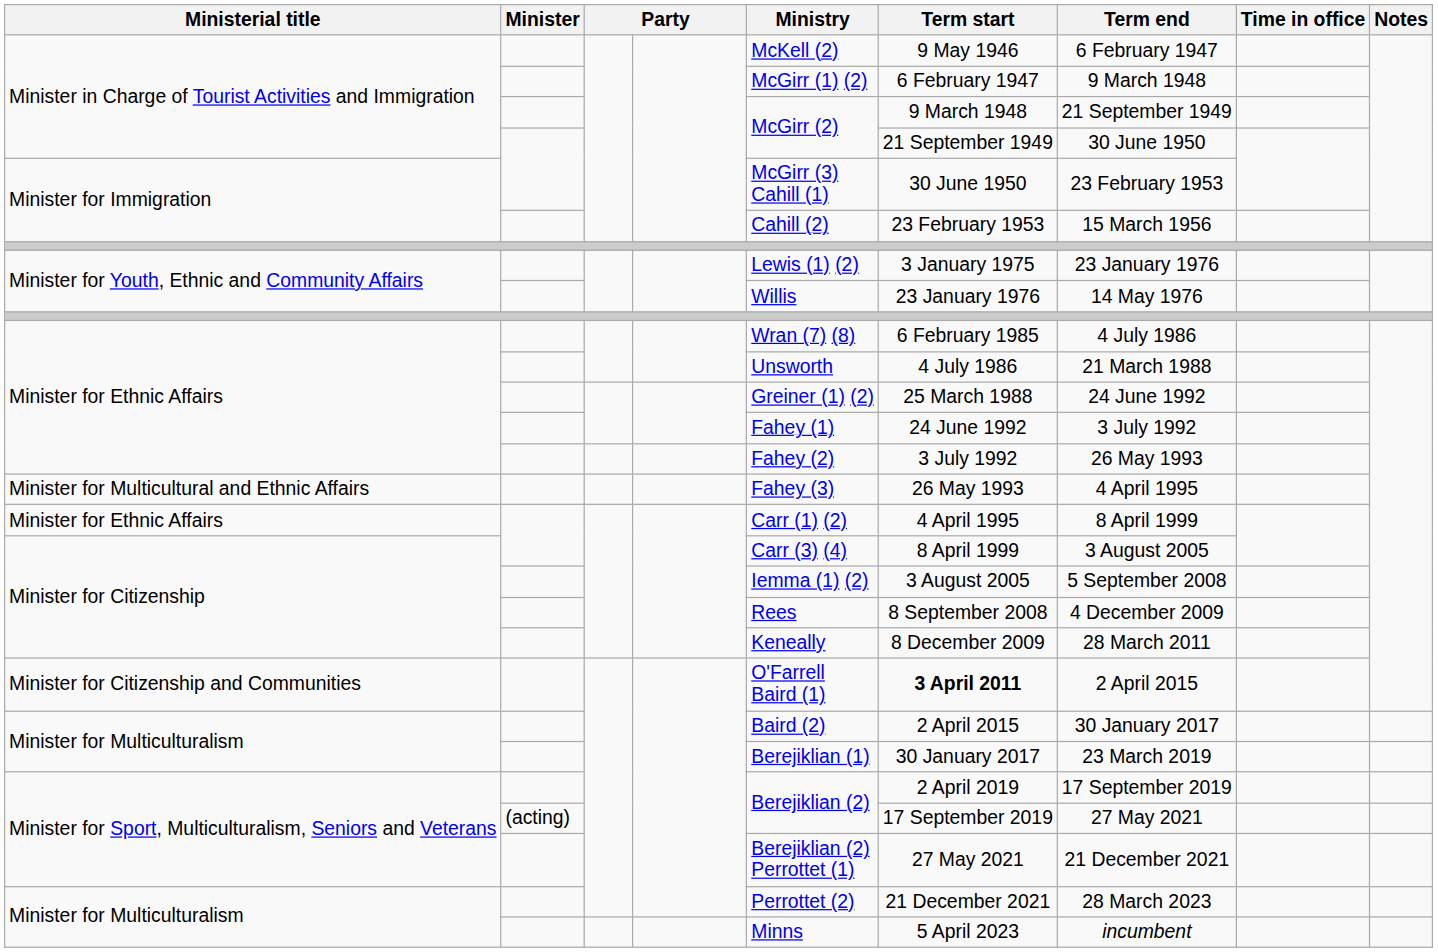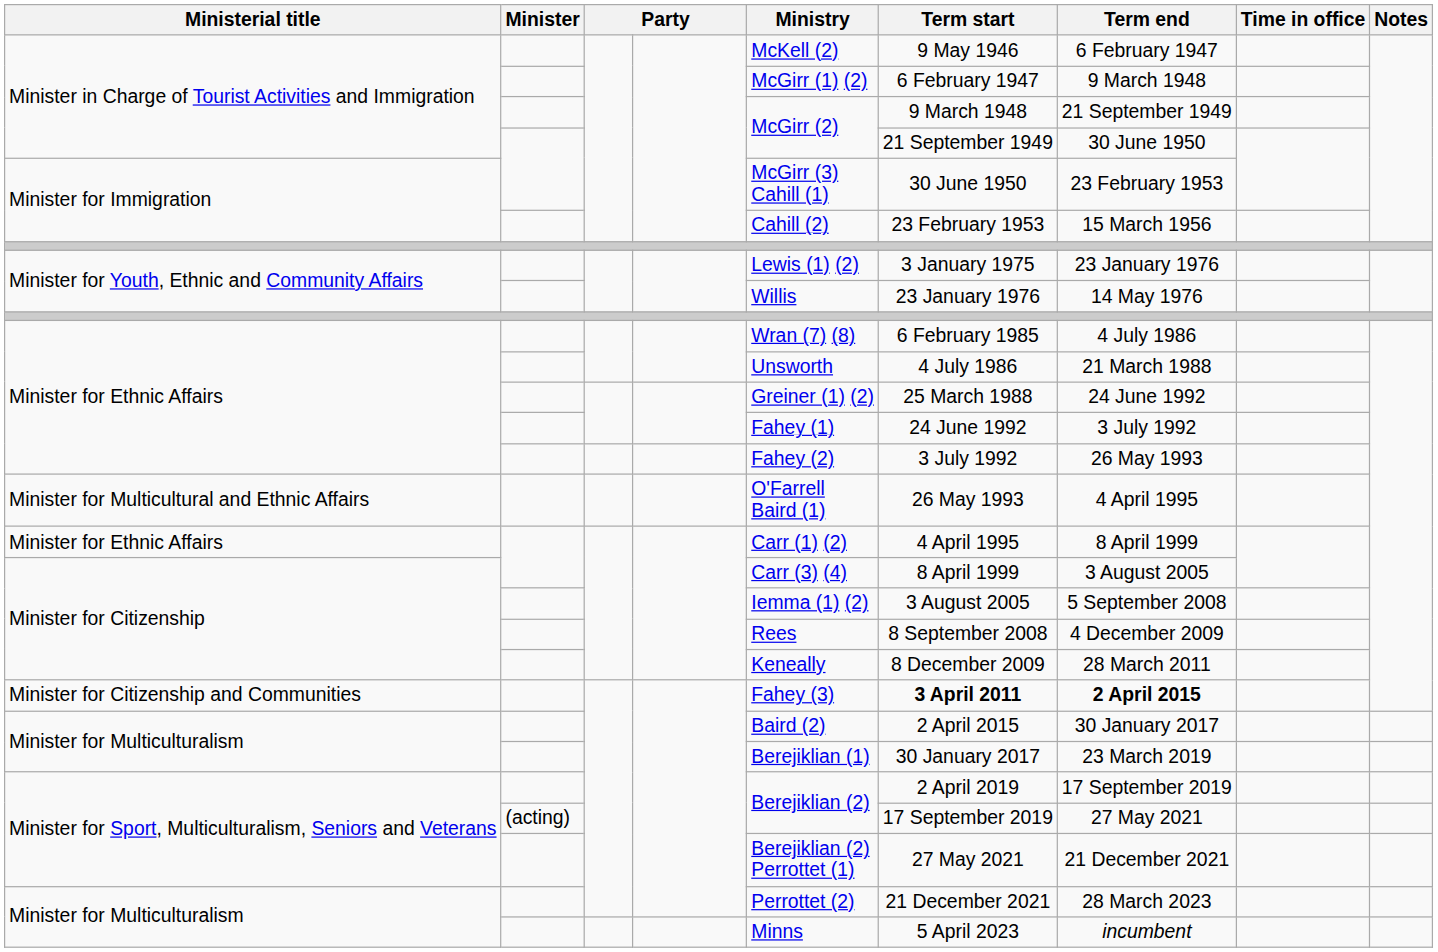(793, 489) Fahey (3) -> (788, 500) O'Farrell Baird (1)
(788, 684) O'Farrell Baird (1) -> (793, 695) Fahey (3)
(1147, 684) normal -> (1147, 695) bold
